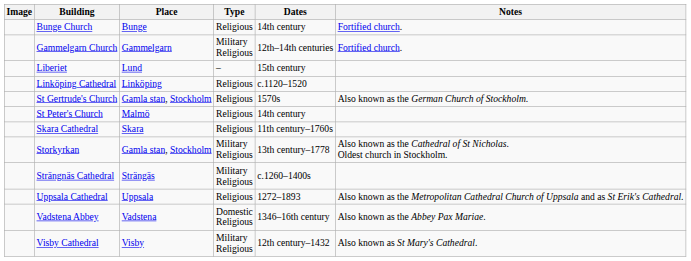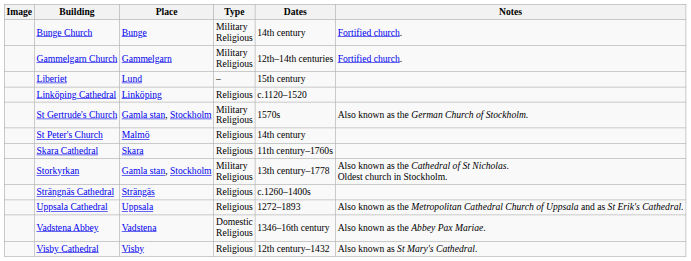(234, 27) Religious -> (234, 32) Military Religious
(234, 99) Religious -> (234, 115) Military Religious
(234, 176) Military Religious -> (234, 192) Religious
(234, 243) Military Religious -> (234, 248) Religious
